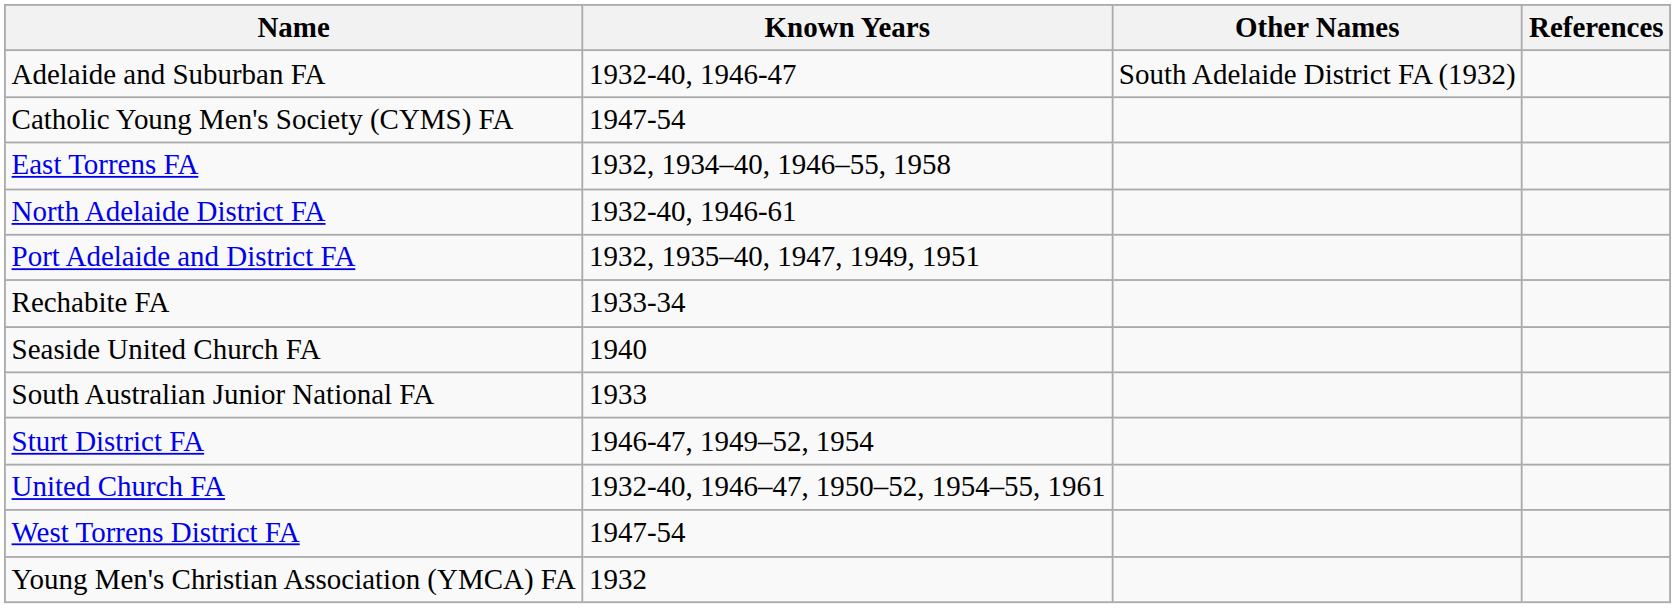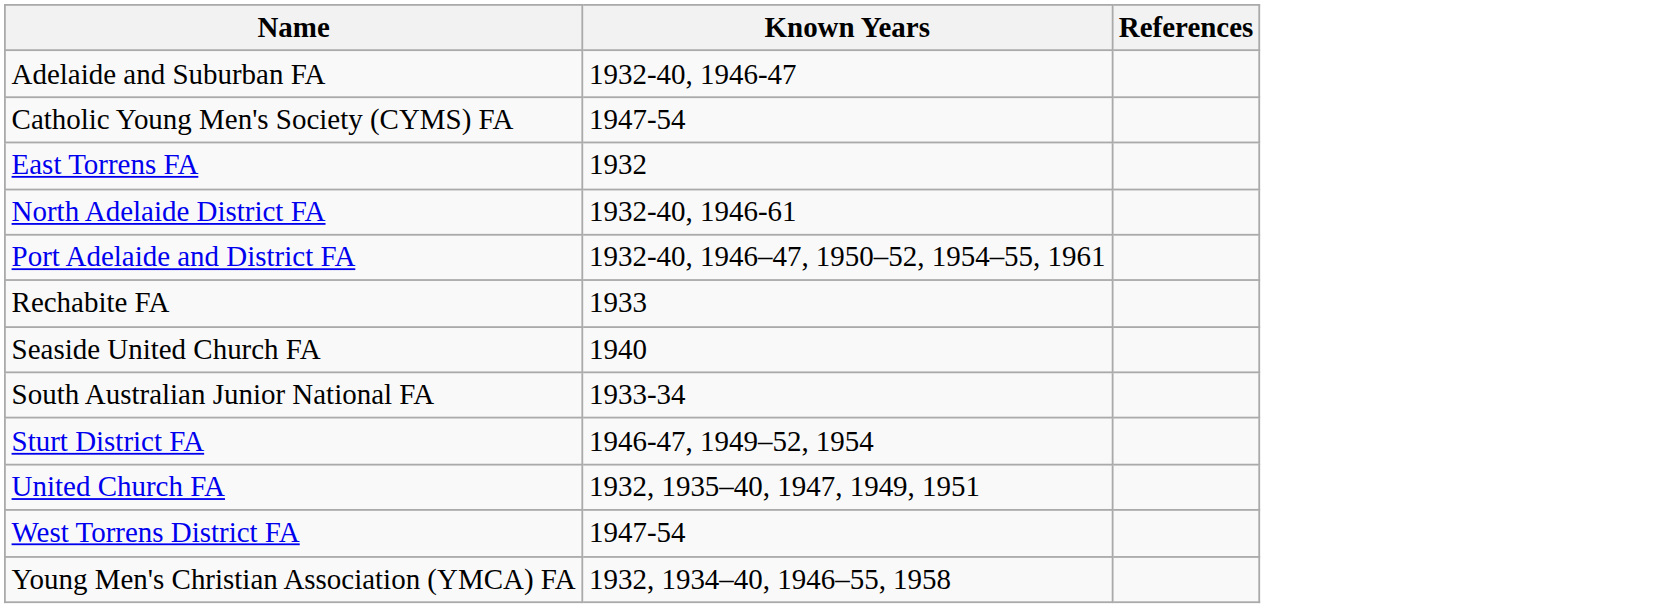- column: (1317, 27)
(770, 165) 1932, 1934–40, 1946–55, 1958 -> (618, 165) 1932
(785, 257) 1932, 1935–40, 1947, 1949, 1951 -> (847, 257) 1932-40, 1946–47, 1950–52, 1954–55, 1961
(637, 303) 1933-34 -> (618, 303) 1933
(618, 394) 1933 -> (637, 394) 1933-34
(847, 486) 1932-40, 1946–47, 1950–52, 1954–55, 1961 -> (785, 486) 1932, 1935–40, 1947, 1949, 1951
(618, 578) 1932 -> (770, 578) 1932, 1934–40, 1946–55, 1958
